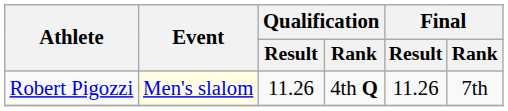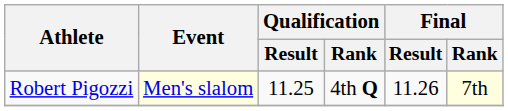(291, 88) 11.26 -> (291, 88) 11.25
(475, 88) no background -> (475, 88) lightyellow background
